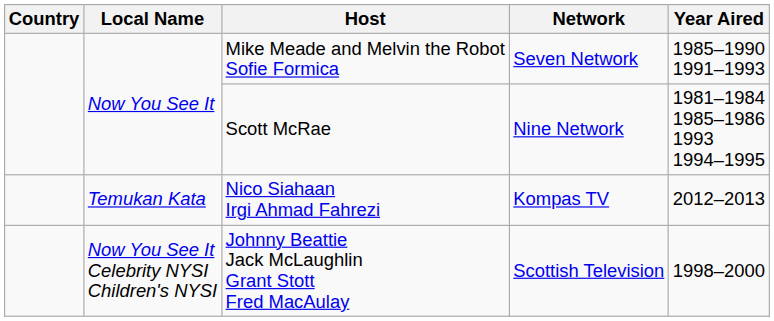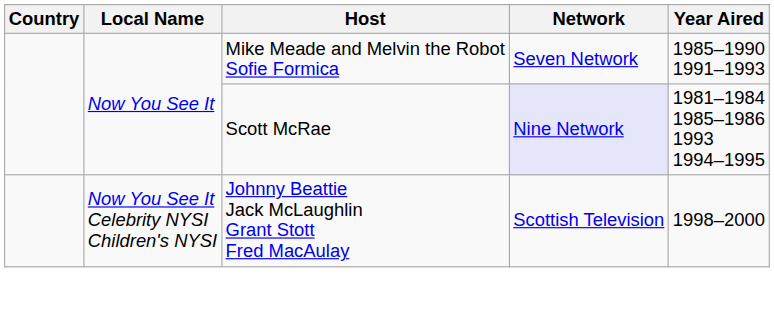(569, 129) no background -> (569, 129) lavender background
- row: (303, 199)
